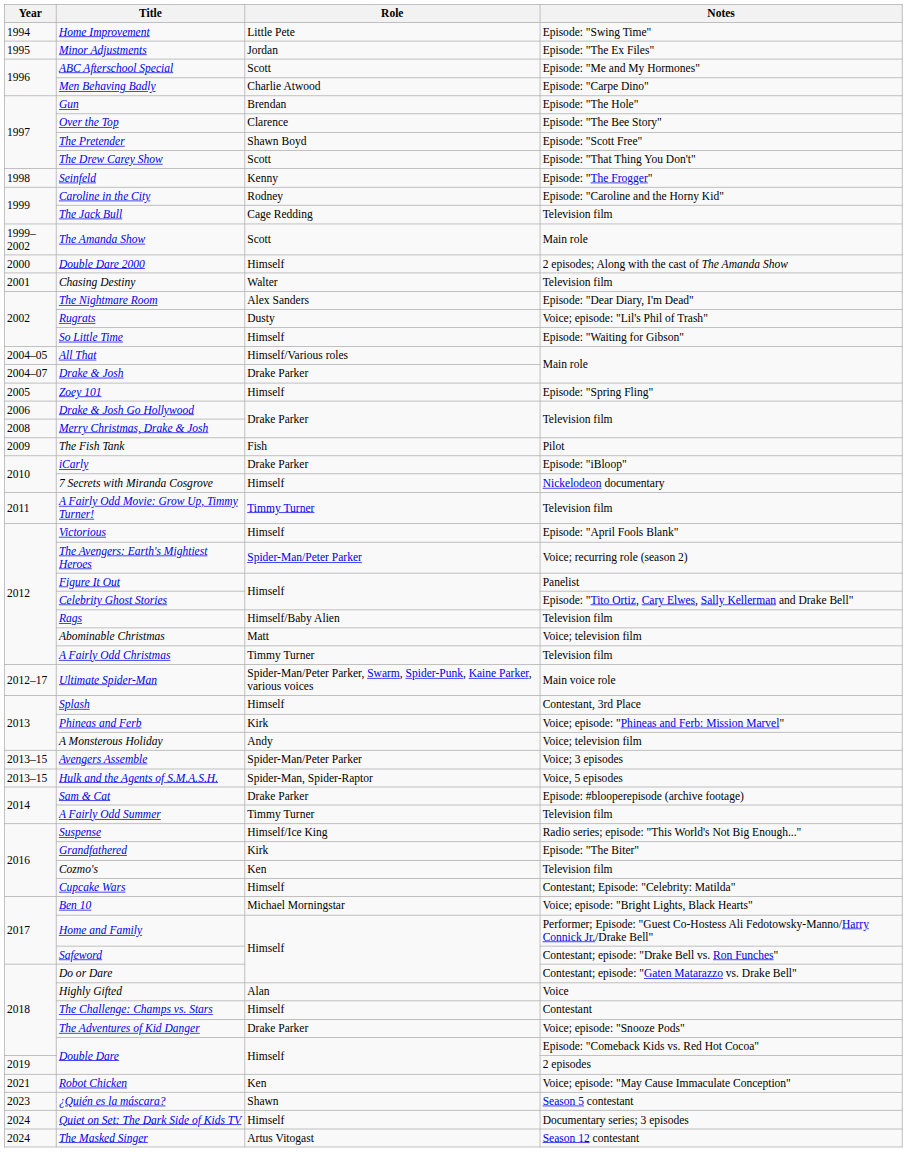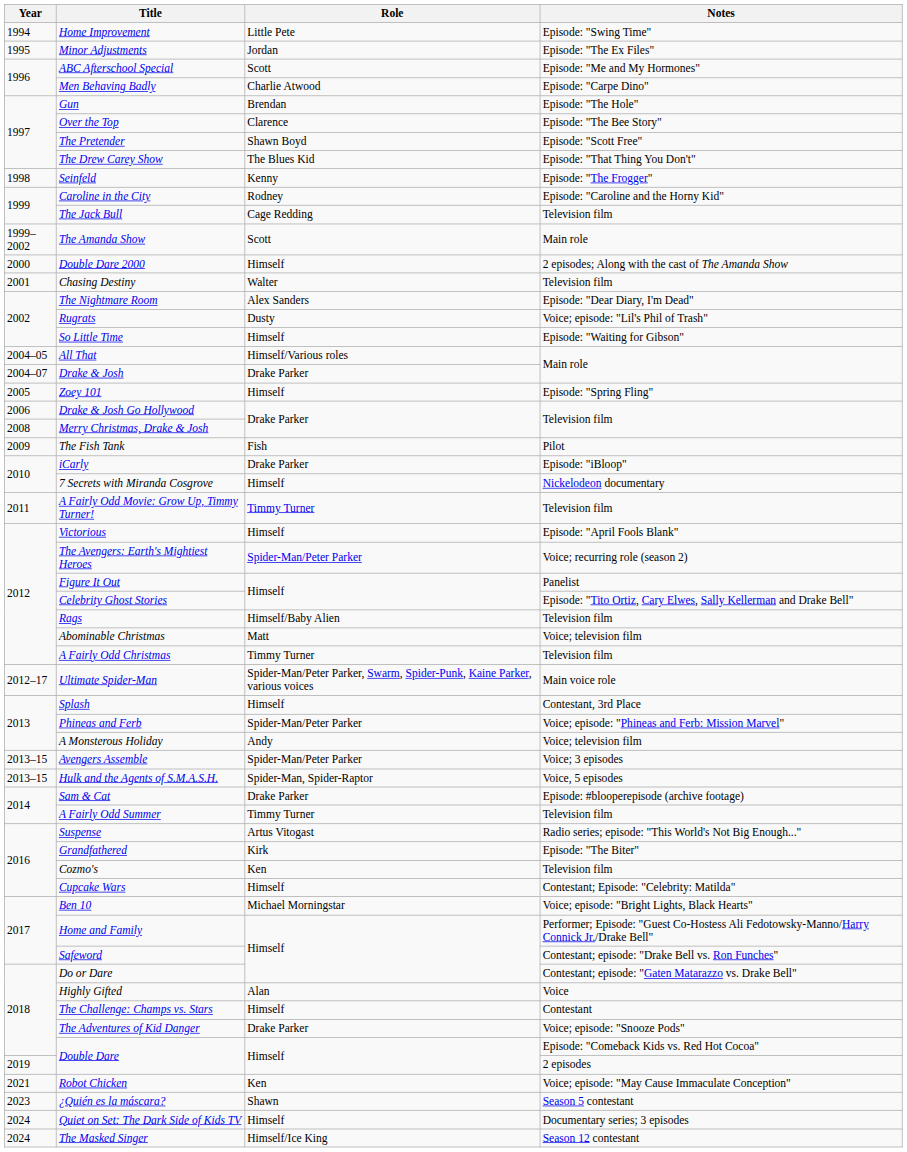(259, 159) Scott -> (281, 159) The Blues Kid
(258, 723) Kirk -> (305, 723) Spider-Man/Peter Parker
(287, 832) Himself/Ice King -> (281, 832) Artus Vitogast
(281, 1138) Artus Vitogast -> (287, 1138) Himself/Ice King
